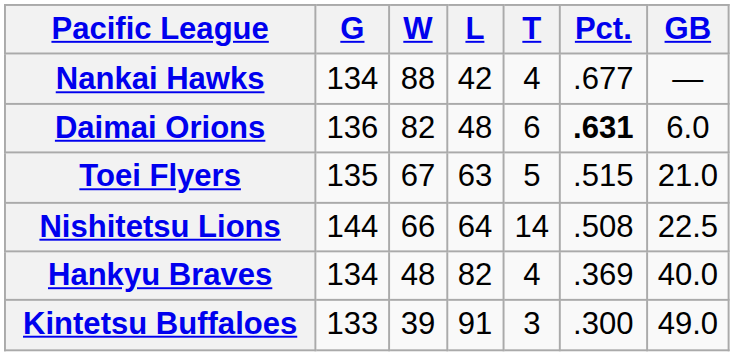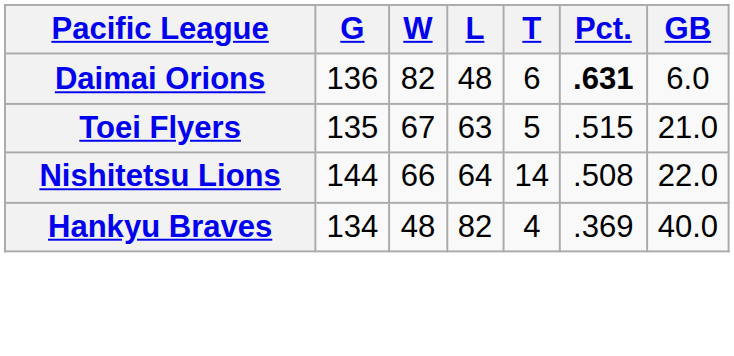- row: (160, 78)
(688, 226) 22.5 -> (688, 176) 22.0
- row: (160, 324)
